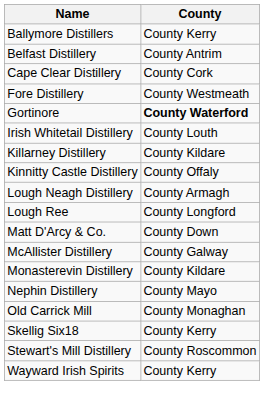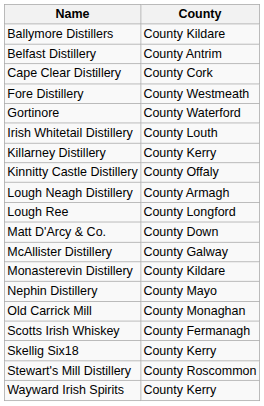(180, 34) County Kerry -> (184, 34) County Kildare
(196, 113) bold -> (192, 113) normal
(184, 152) County Kildare -> (180, 152) County Kerry
+ row: (63, 331)
